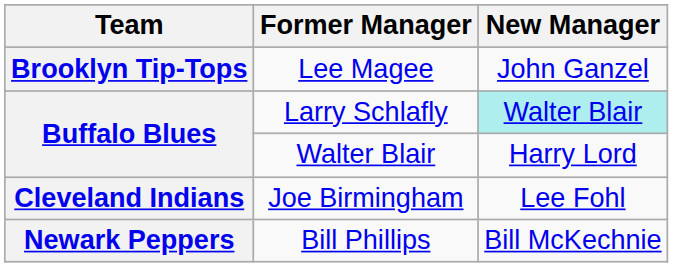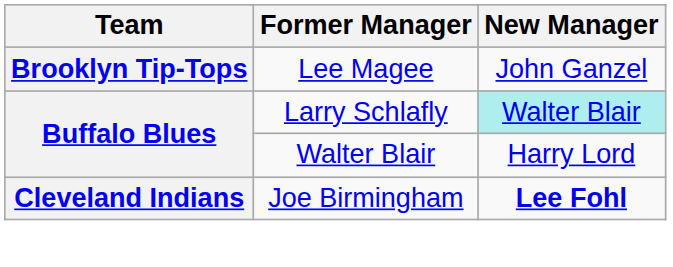(573, 197) normal -> (571, 197) bold
- row: (366, 240)
